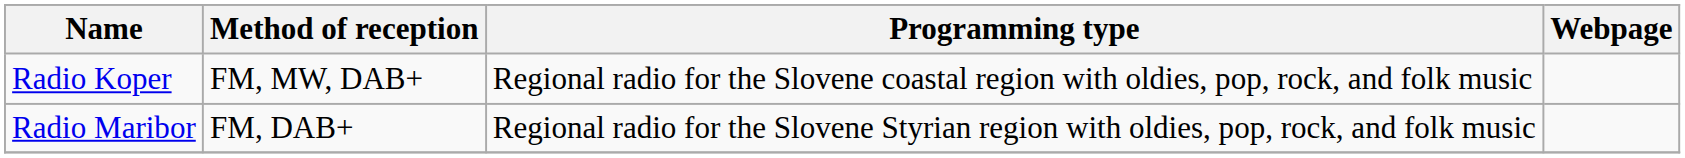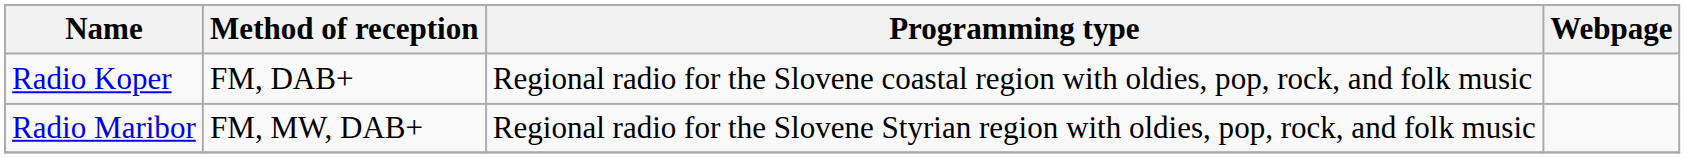(317, 78) FM, MW, DAB+ -> (282, 78) FM, DAB+
(282, 127) FM, DAB+ -> (317, 127) FM, MW, DAB+
